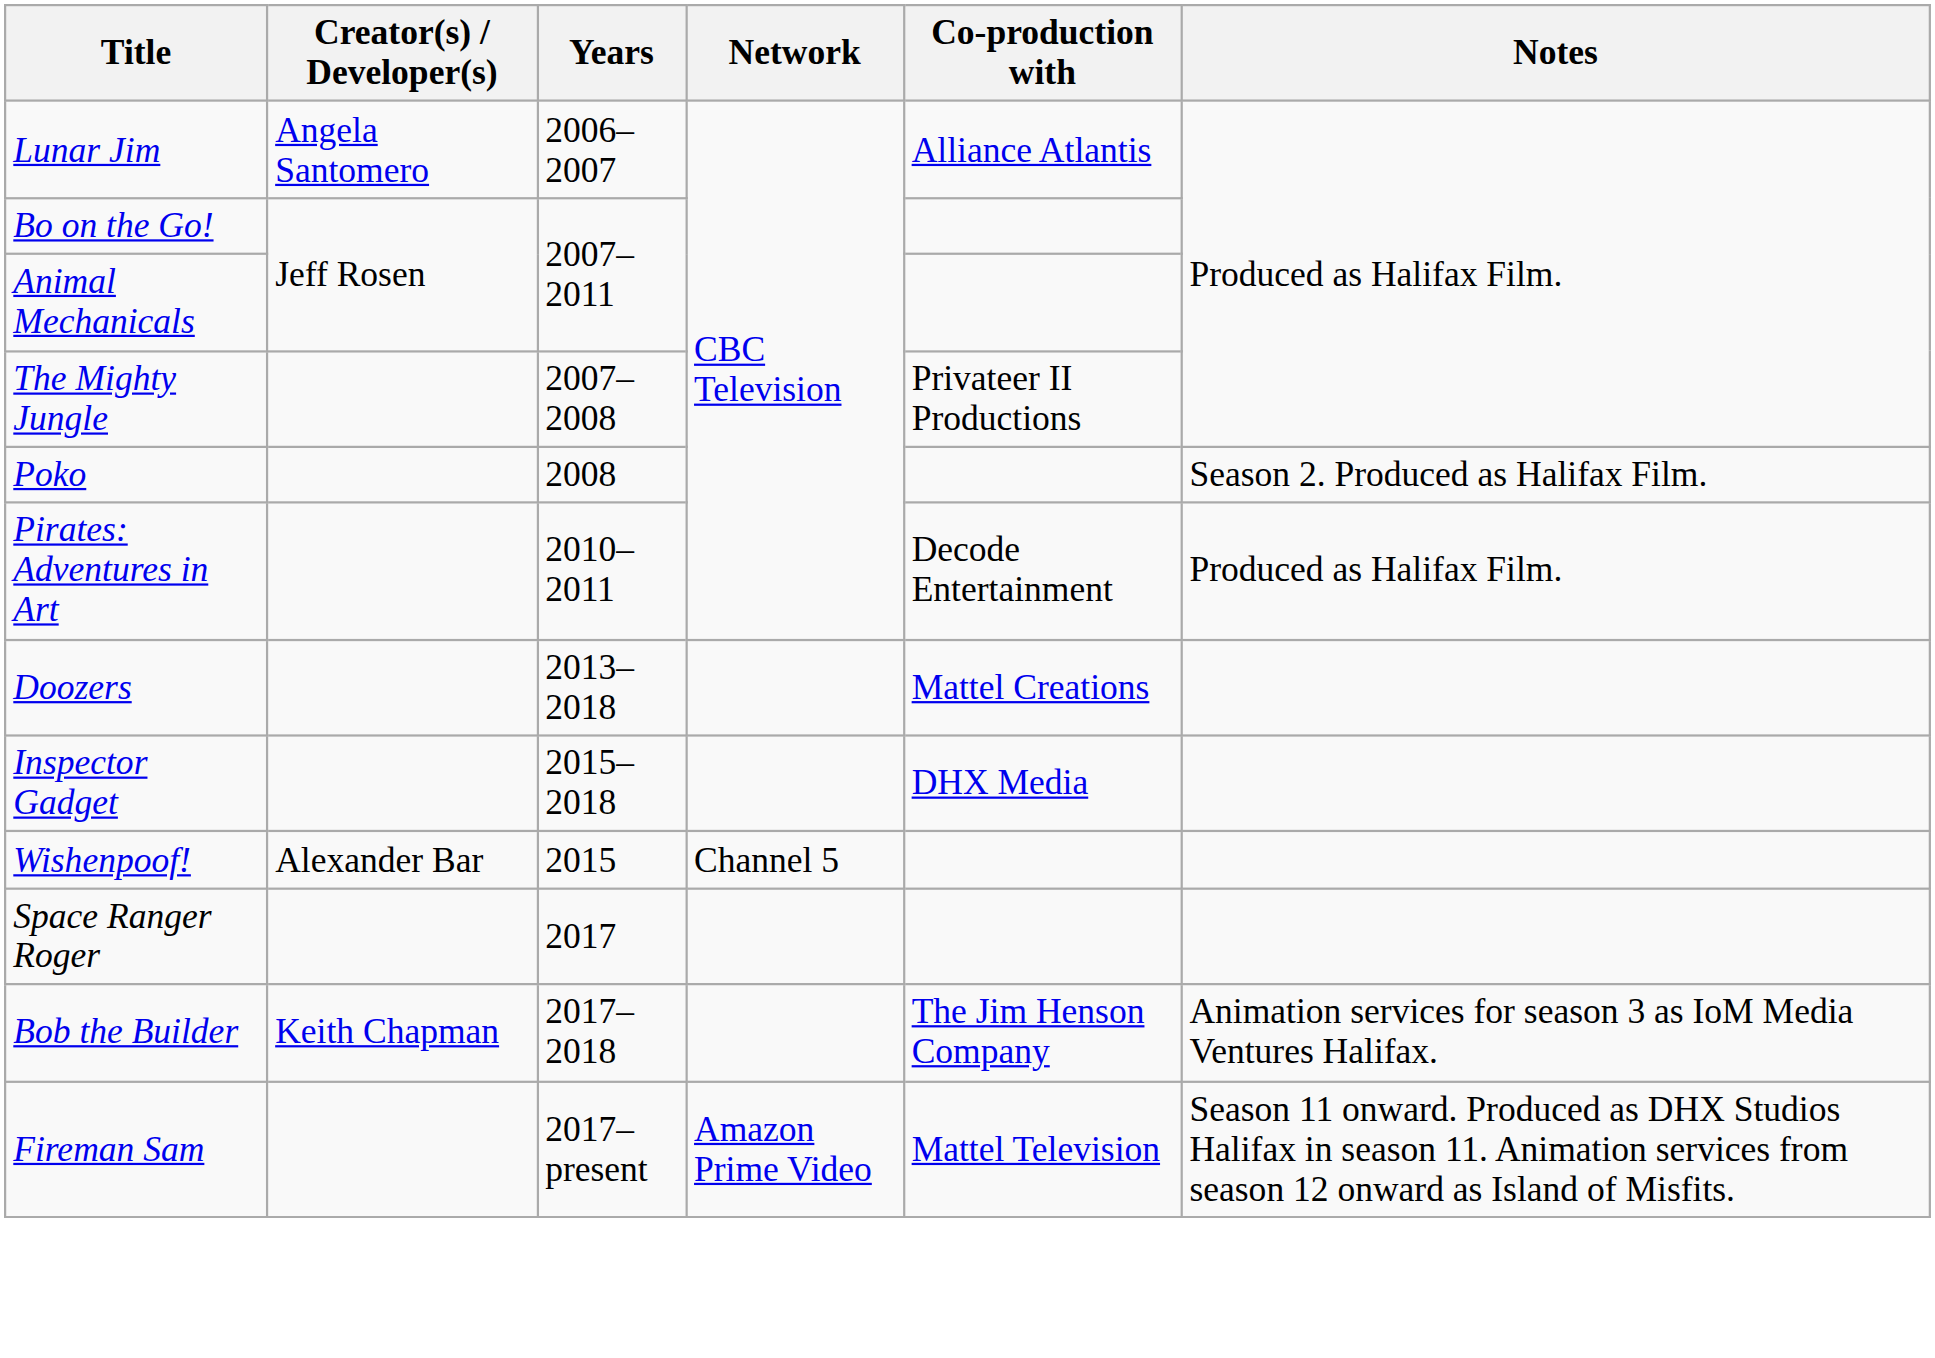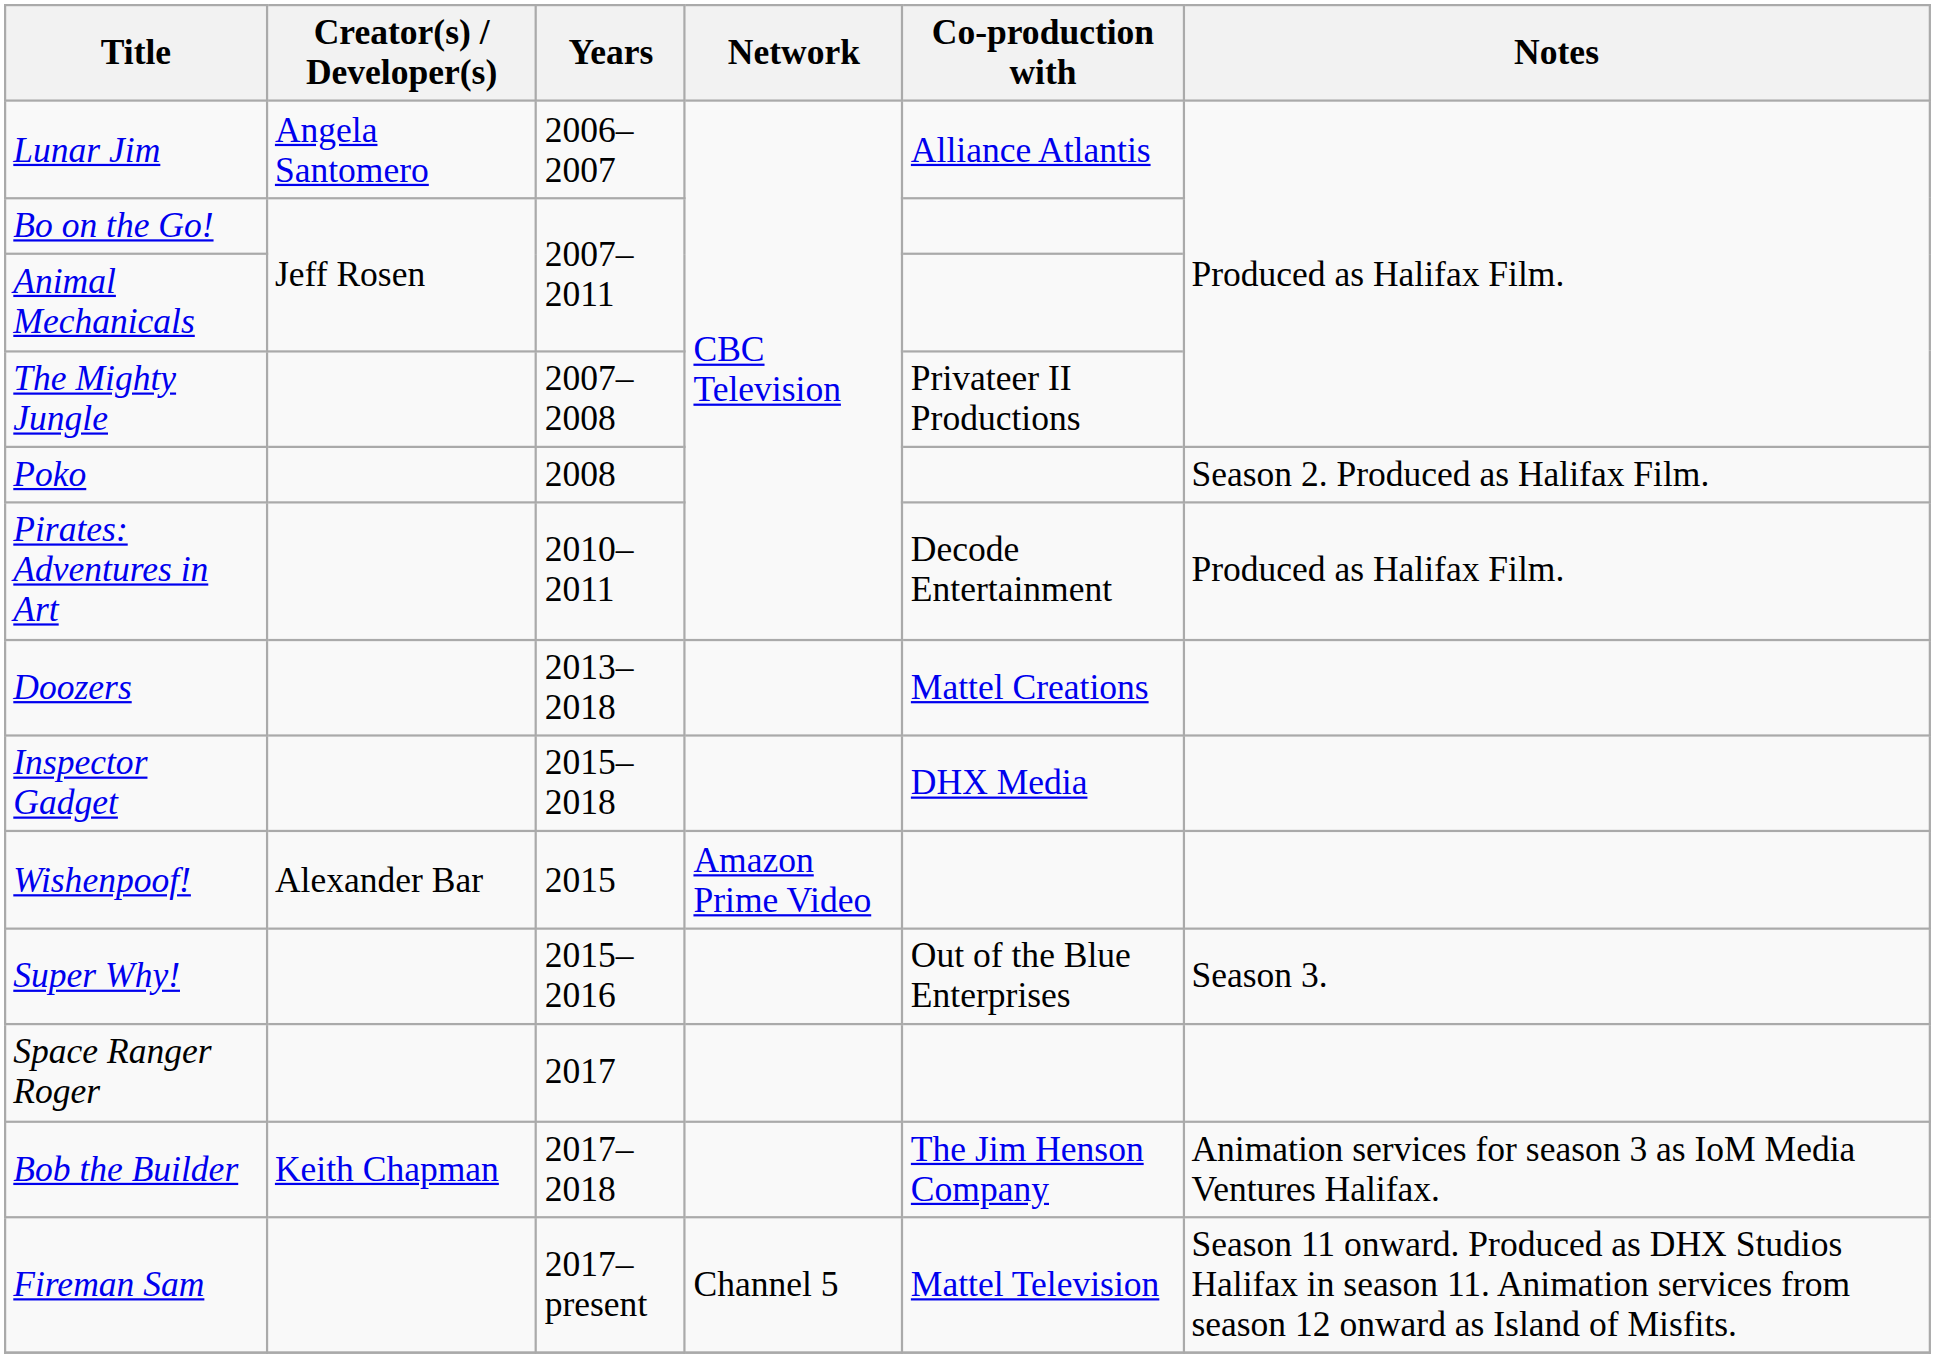(767, 859) Channel 5 -> (782, 879) Amazon Prime Video
+ row: (97, 975)
(783, 1148) Amazon Prime Video -> (766, 1284) Channel 5
